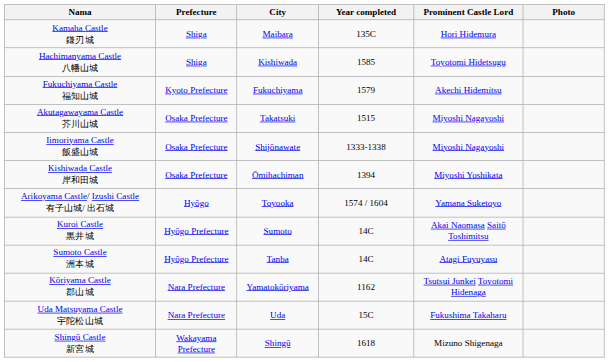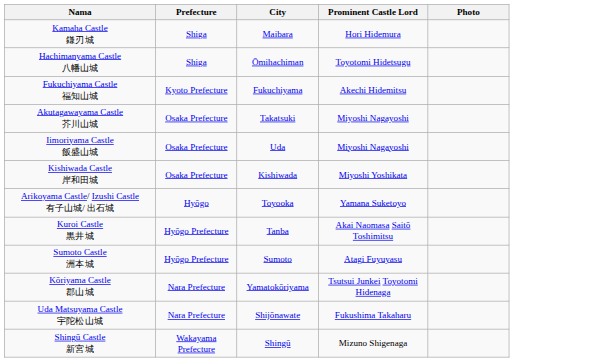- column: (366, 12)
(278, 62) Kishiwada -> (278, 62) Ōmihachiman
(278, 146) Shijōnawate -> (278, 146) Uda
(278, 174) Ōmihachiman -> (278, 174) Kishiwada
(278, 231) Sumoto -> (278, 231) Tanba
(278, 259) Tanba -> (278, 259) Sumoto
(278, 315) Uda -> (278, 315) Shijōnawate
